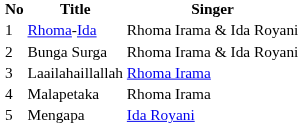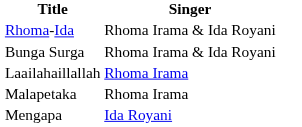- column: (14, 9)
